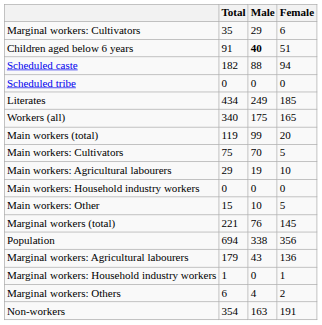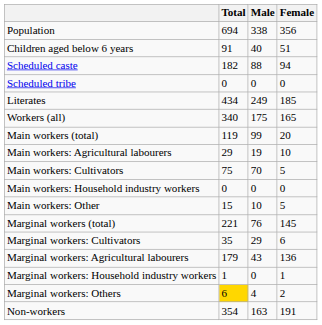rows swapped: (31, 240) <-> (74, 30)
(256, 48) bold -> (256, 48) normal
rows swapped: (65, 153) <-> (89, 170)
(224, 293) no background -> (224, 293) gold background
